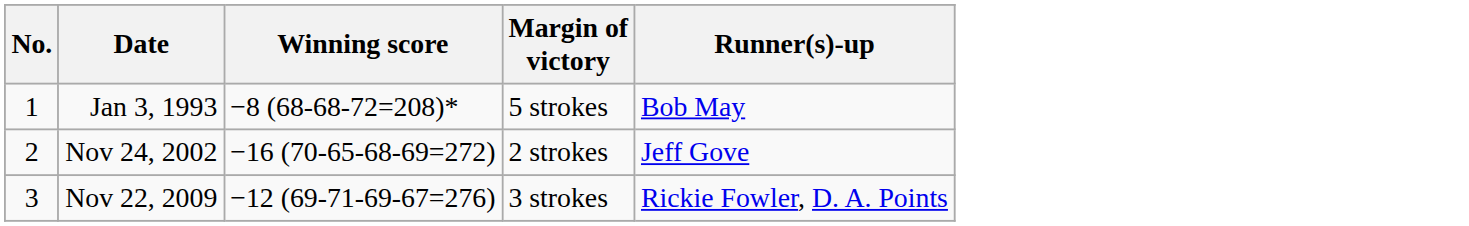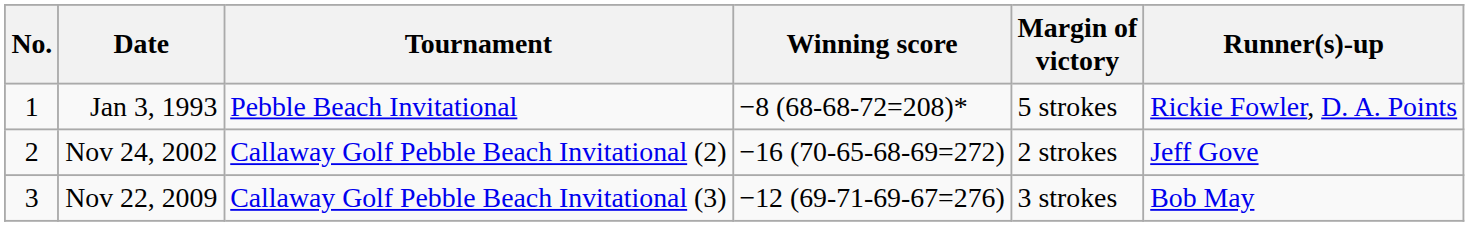+ column: (478, 44)
(693, 106) Bob May -> (1304, 106) Rickie Fowler, D. A. Points
(794, 198) Rickie Fowler, D. A. Points -> (1202, 198) Bob May
